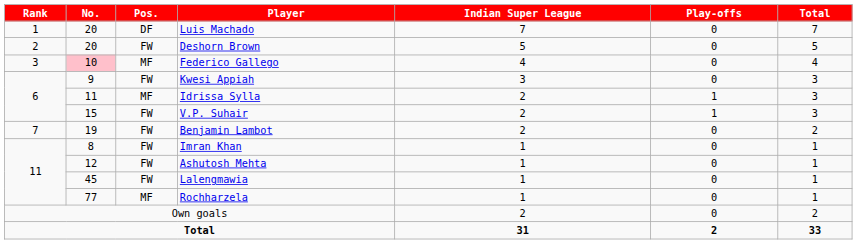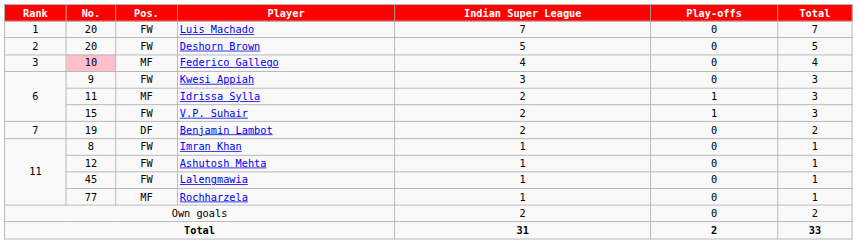(146, 30) DF -> (146, 30) FW
(146, 130) FW -> (146, 130) DF
